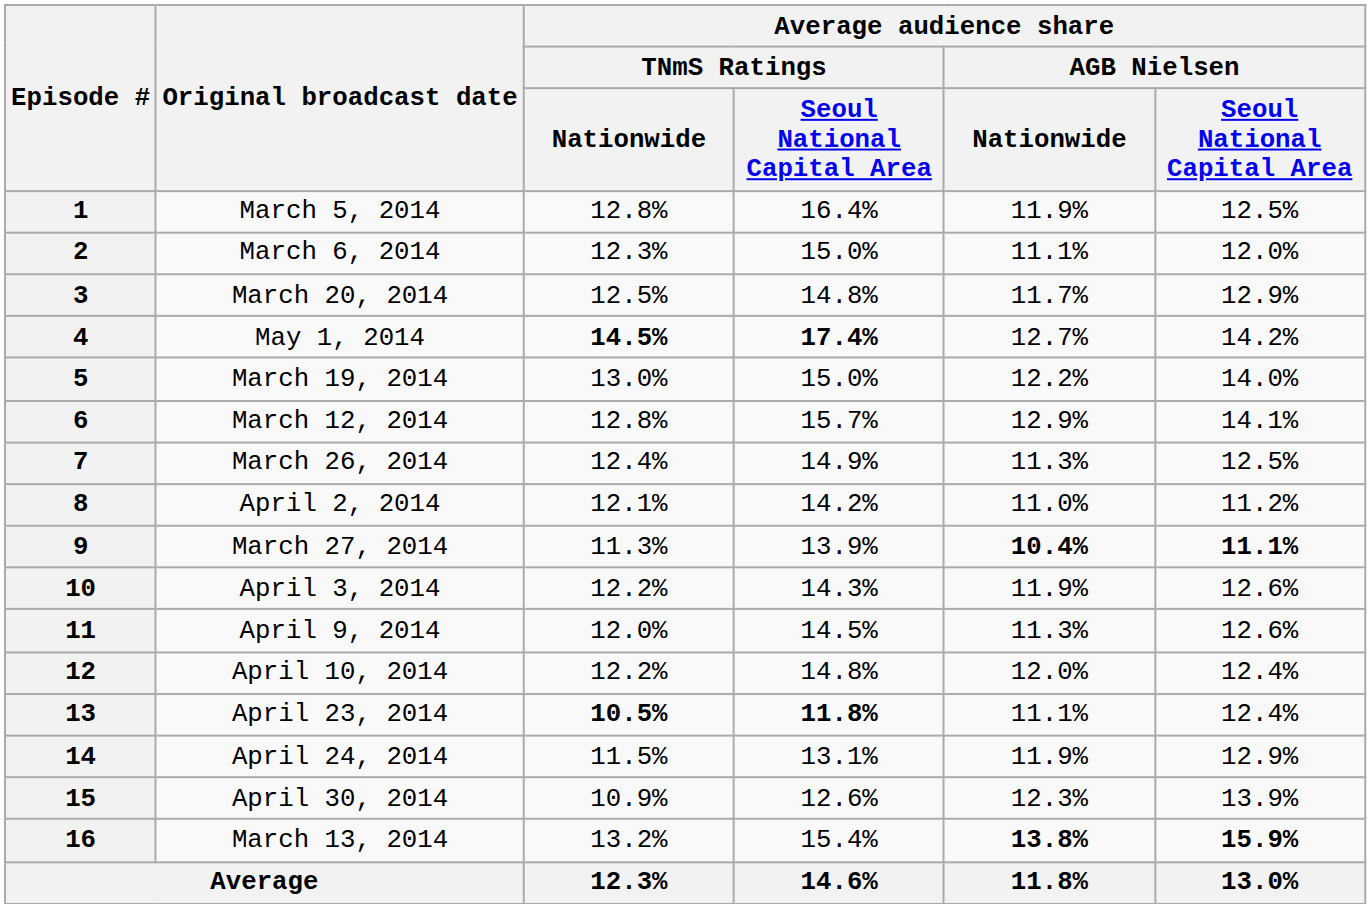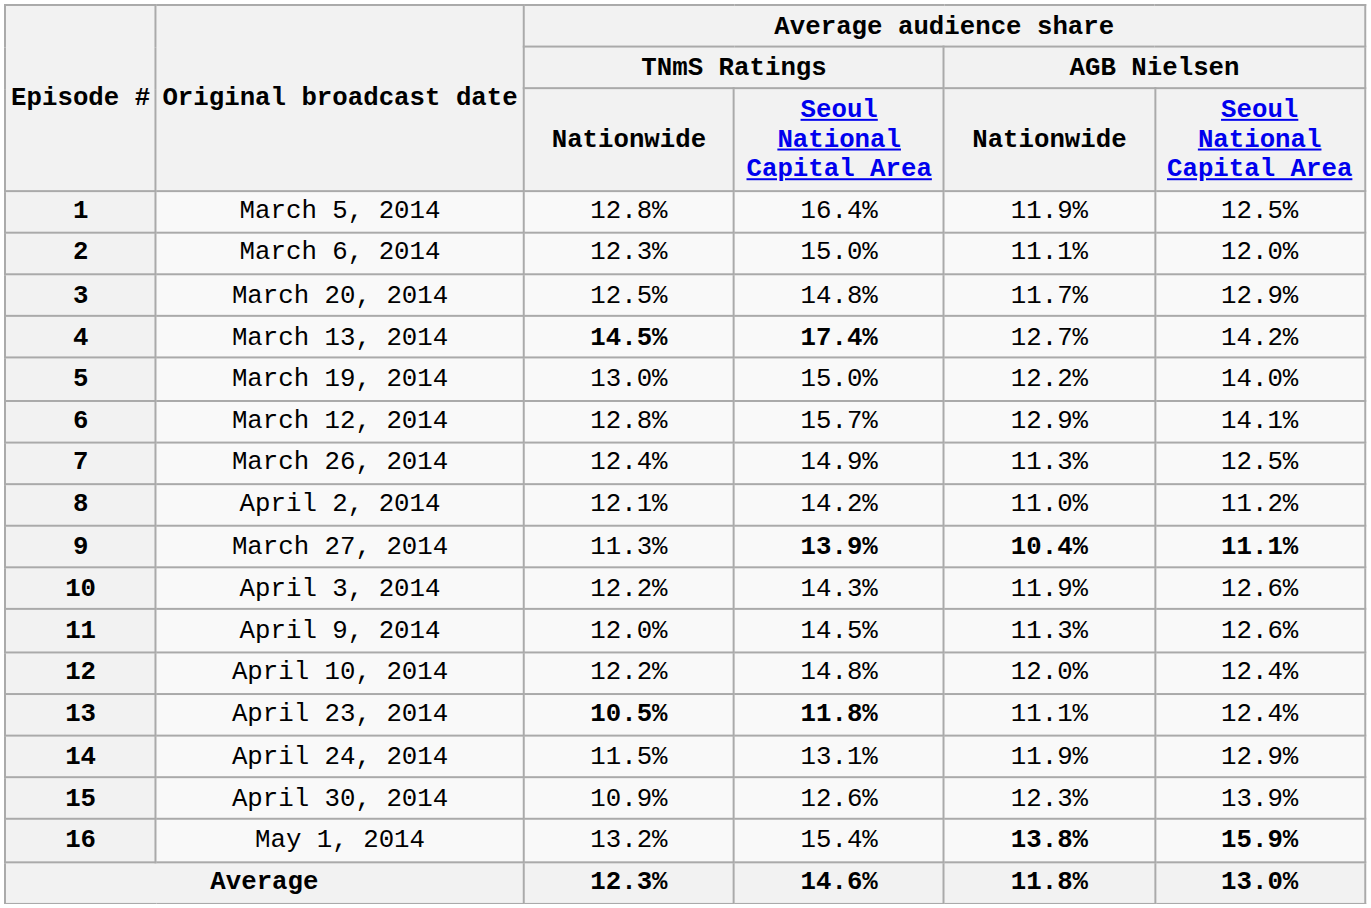(340, 337) May 1, 2014 -> (340, 337) March 13, 2014
(839, 547) normal -> (839, 547) bold
(340, 840) March 13, 2014 -> (340, 840) May 1, 2014
